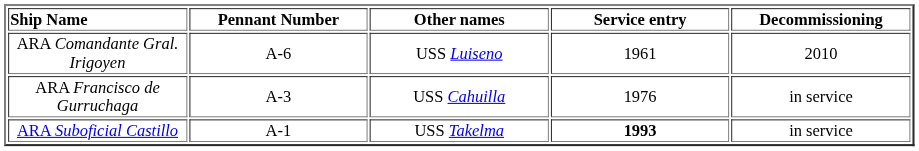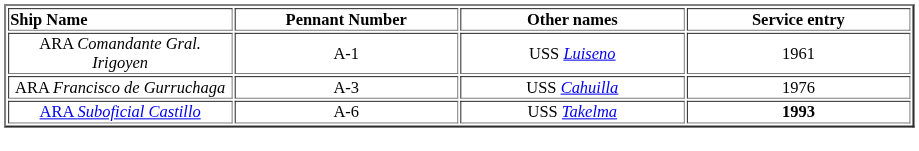- column: (821, 19)
(278, 53) A-6 -> (346, 53) A-1
(278, 130) A-1 -> (346, 112) A-6
